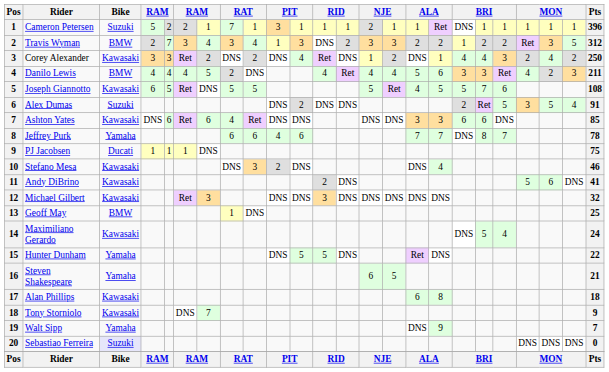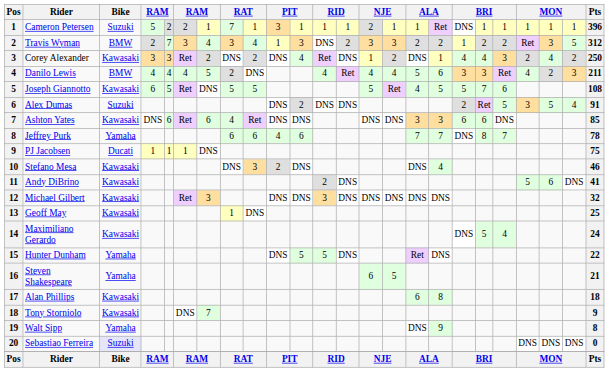(121, 213) BMW -> (121, 213) Kawasaki
(595, 328) 7 -> (595, 328) 8
